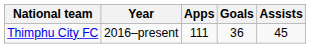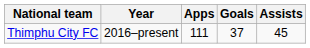(237, 33) 36 -> (237, 33) 37
